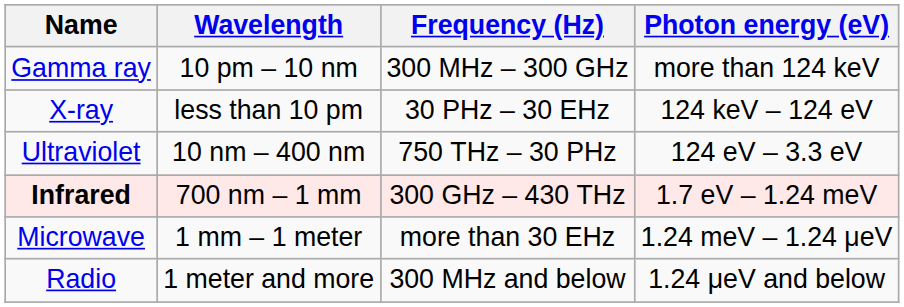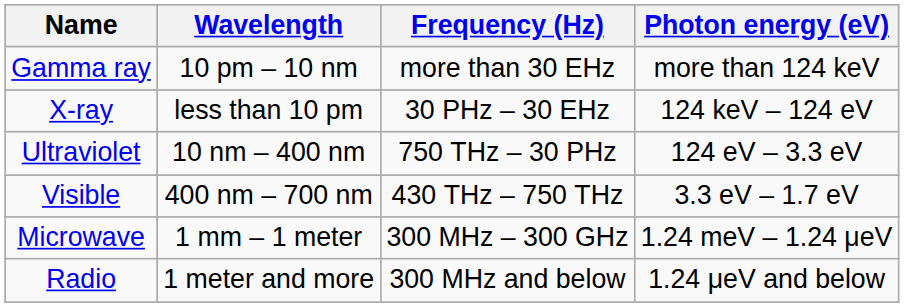(507, 68) 300 MHz – 300 GHz -> (507, 68) more than 30 EHz
+ row: (81, 195)
- row: (81, 195)
(507, 237) more than 30 EHz -> (507, 237) 300 MHz – 300 GHz
